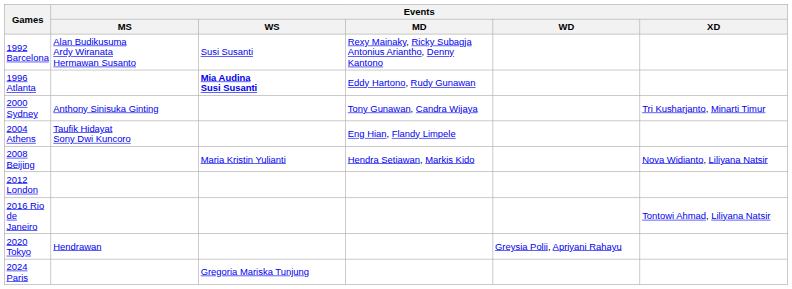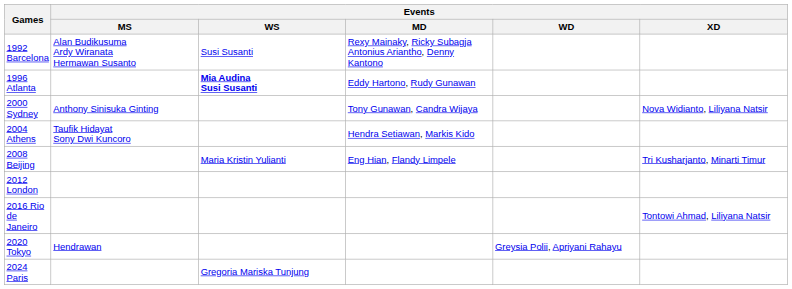(704, 109) Tri Kusharjanto, Minarti Timur -> (705, 109) Nova Widianto, Liliyana Natsir
(402, 134) Eng Hian, Flandy Limpele -> (411, 134) Hendra Setiawan, Markis Kido
(411, 159) Hendra Setiawan, Markis Kido -> (402, 159) Eng Hian, Flandy Limpele
(705, 159) Nova Widianto, Liliyana Natsir -> (704, 159) Tri Kusharjanto, Minarti Timur
